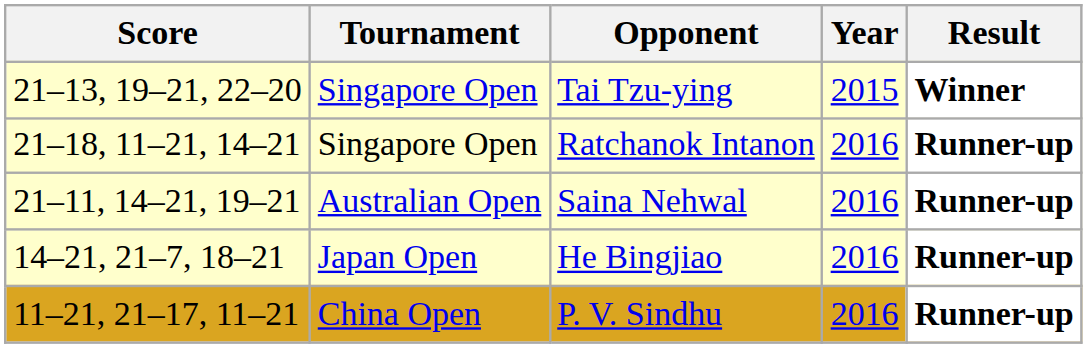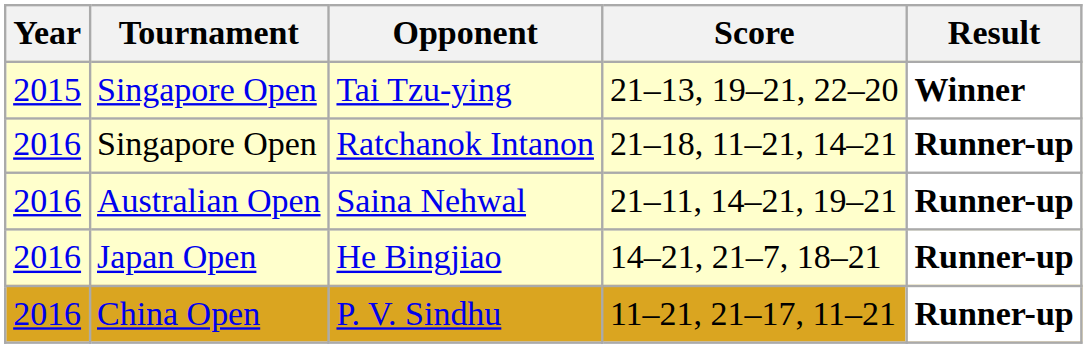columns swapped: (865, 32) <-> (157, 32)
